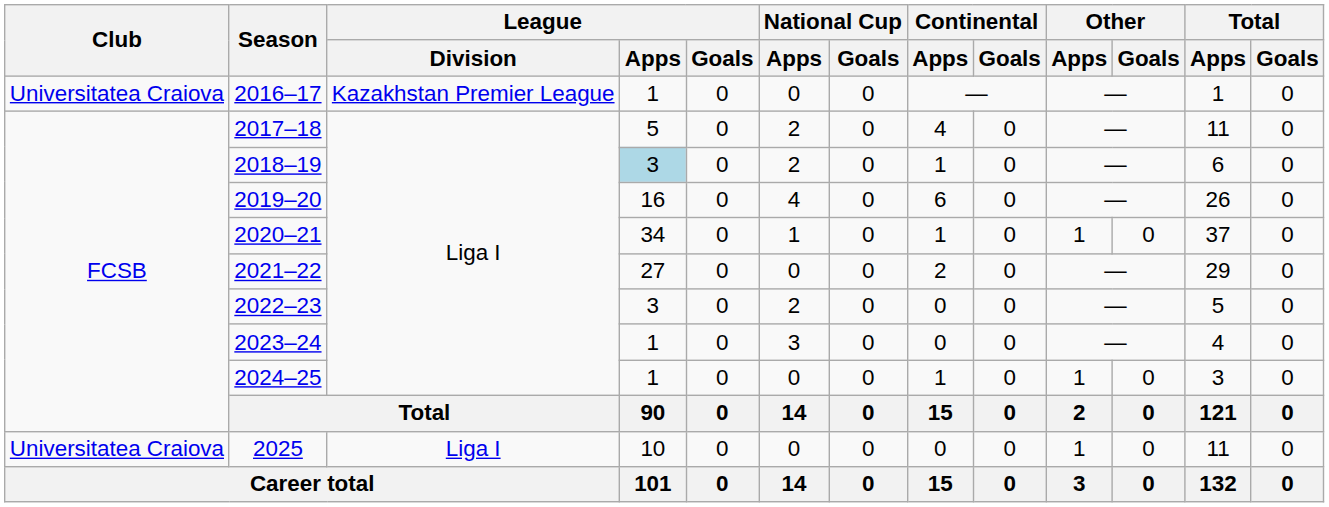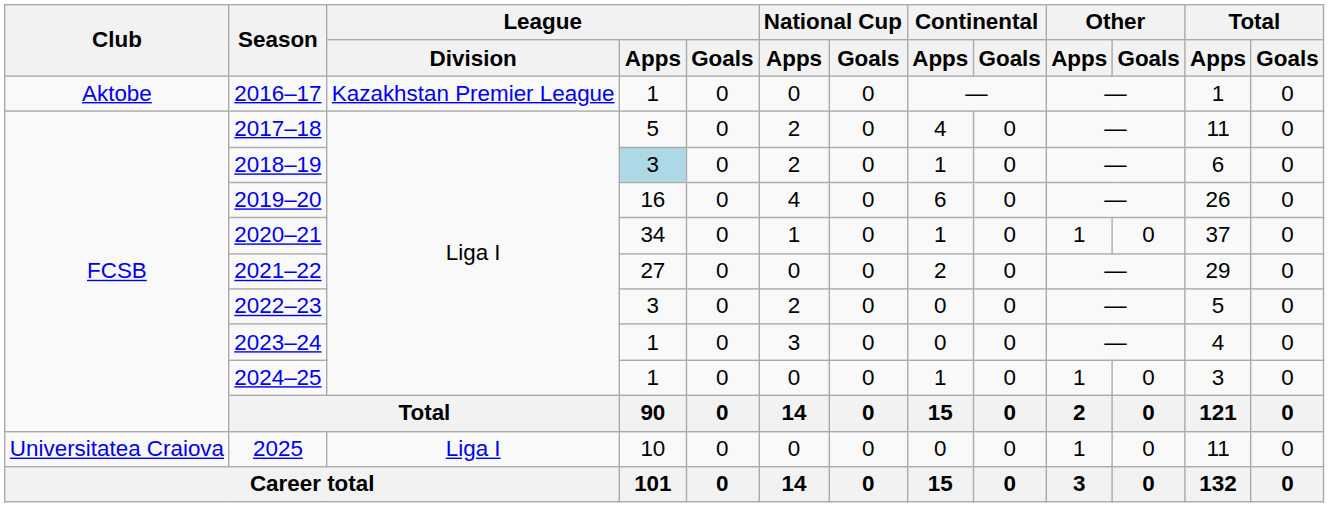(117, 93) Universitatea Craiova -> (117, 93) Aktobe
